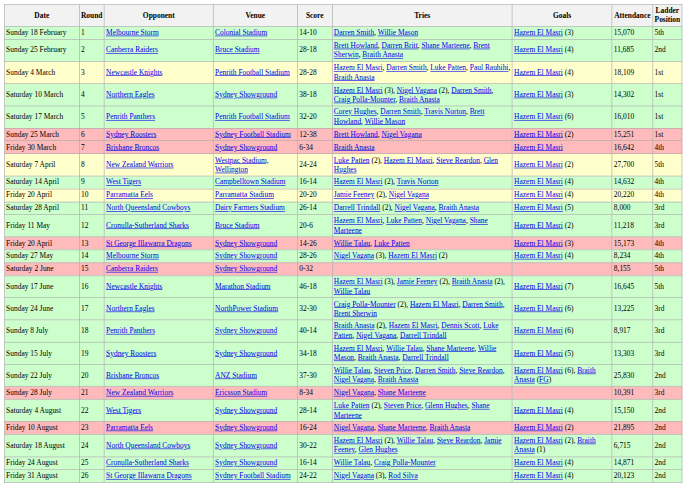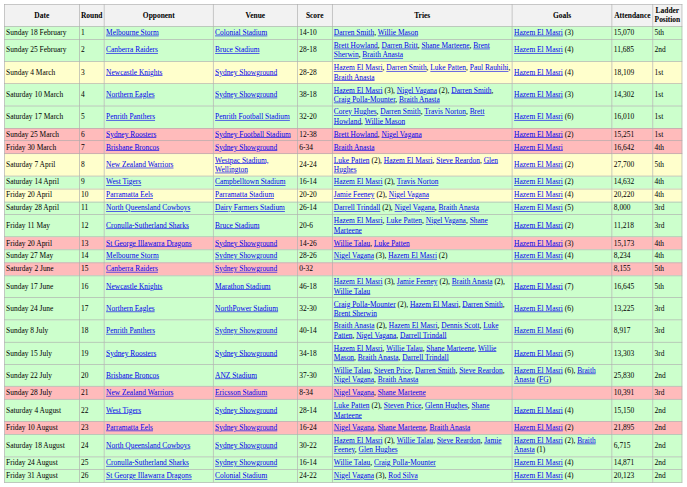(252, 72) Penrith Football Stadium -> (246, 72) Sydney Showground
(544, 182) Hazem El Masri (4) -> (544, 182) Hazem El Masri (2)
(253, 476) Sydney Football Stadium -> (241, 476) Colonial Stadium
